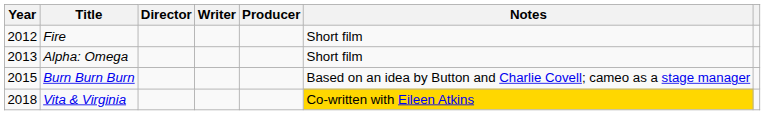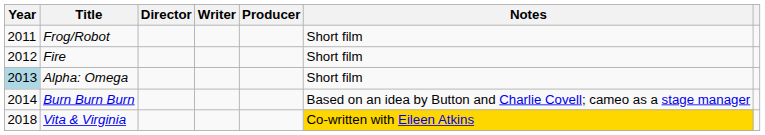+ row: (76, 36)
(22, 57) no background -> (22, 78) lightblue background
(22, 78) 2015 -> (22, 99) 2014
